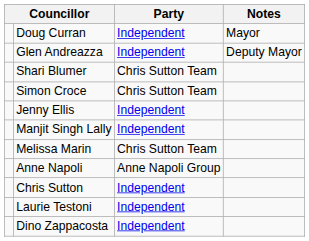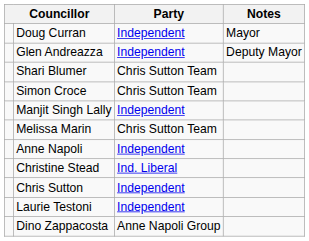- row: (45, 110)
(169, 168) Anne Napoli Group -> (151, 149) Independent
+ row: (58, 168)
(151, 226) Independent -> (169, 226) Anne Napoli Group
